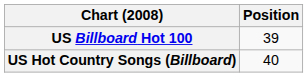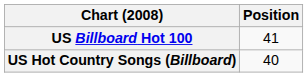(271, 38) 39 -> (271, 38) 41
